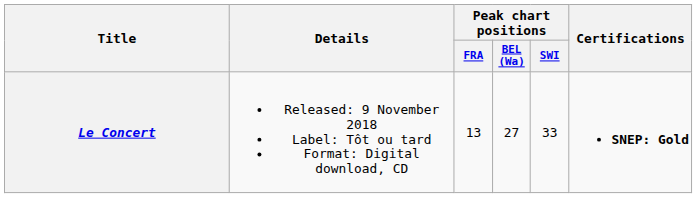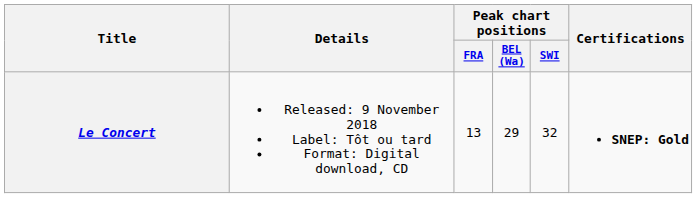(512, 132) 27 -> (512, 132) 29
(550, 132) 33 -> (550, 132) 32
